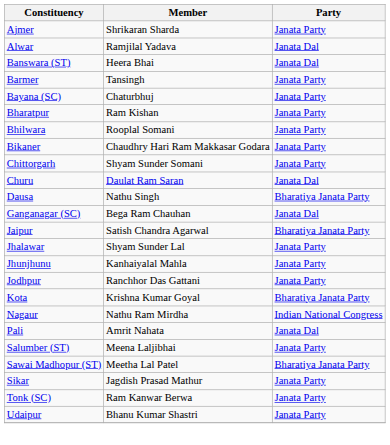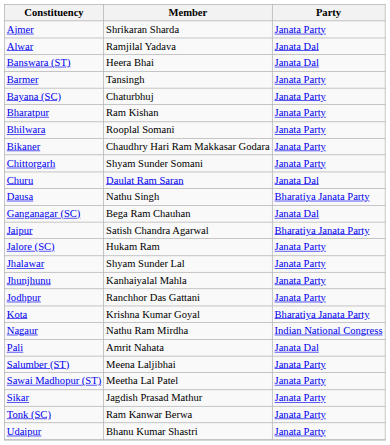+ row: (31, 247)
(322, 364) Bharatiya Janata Party -> (300, 381) Janata Party
